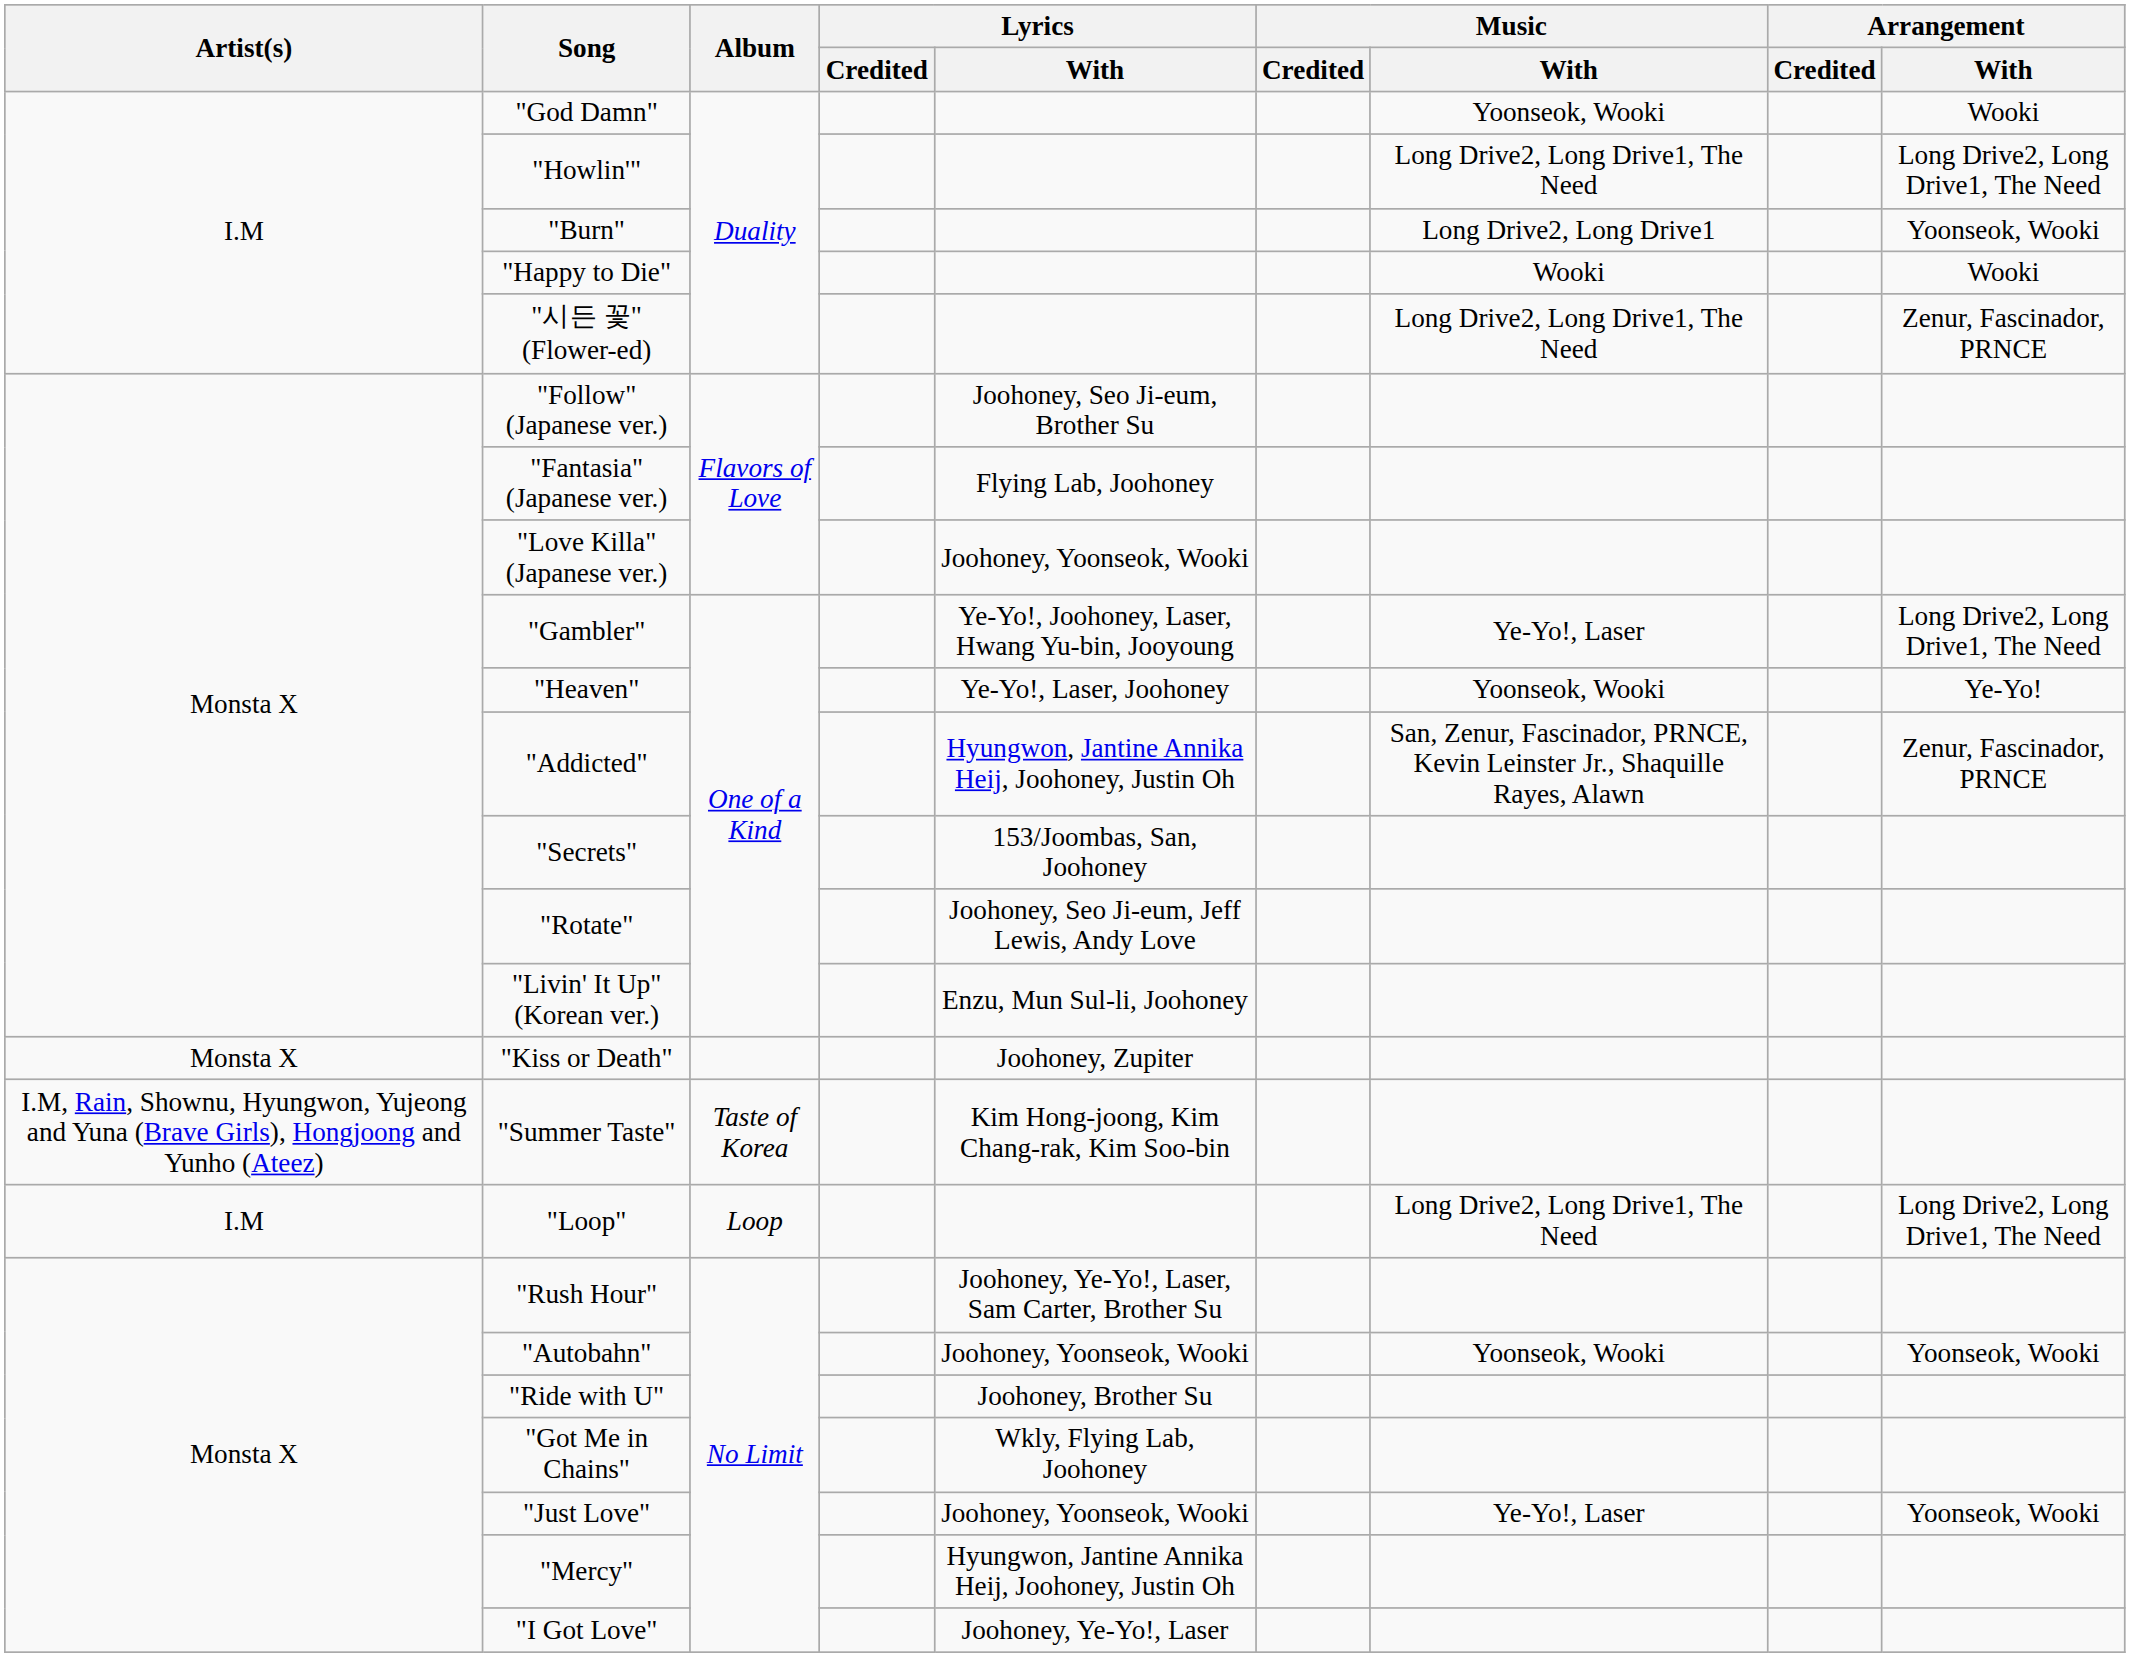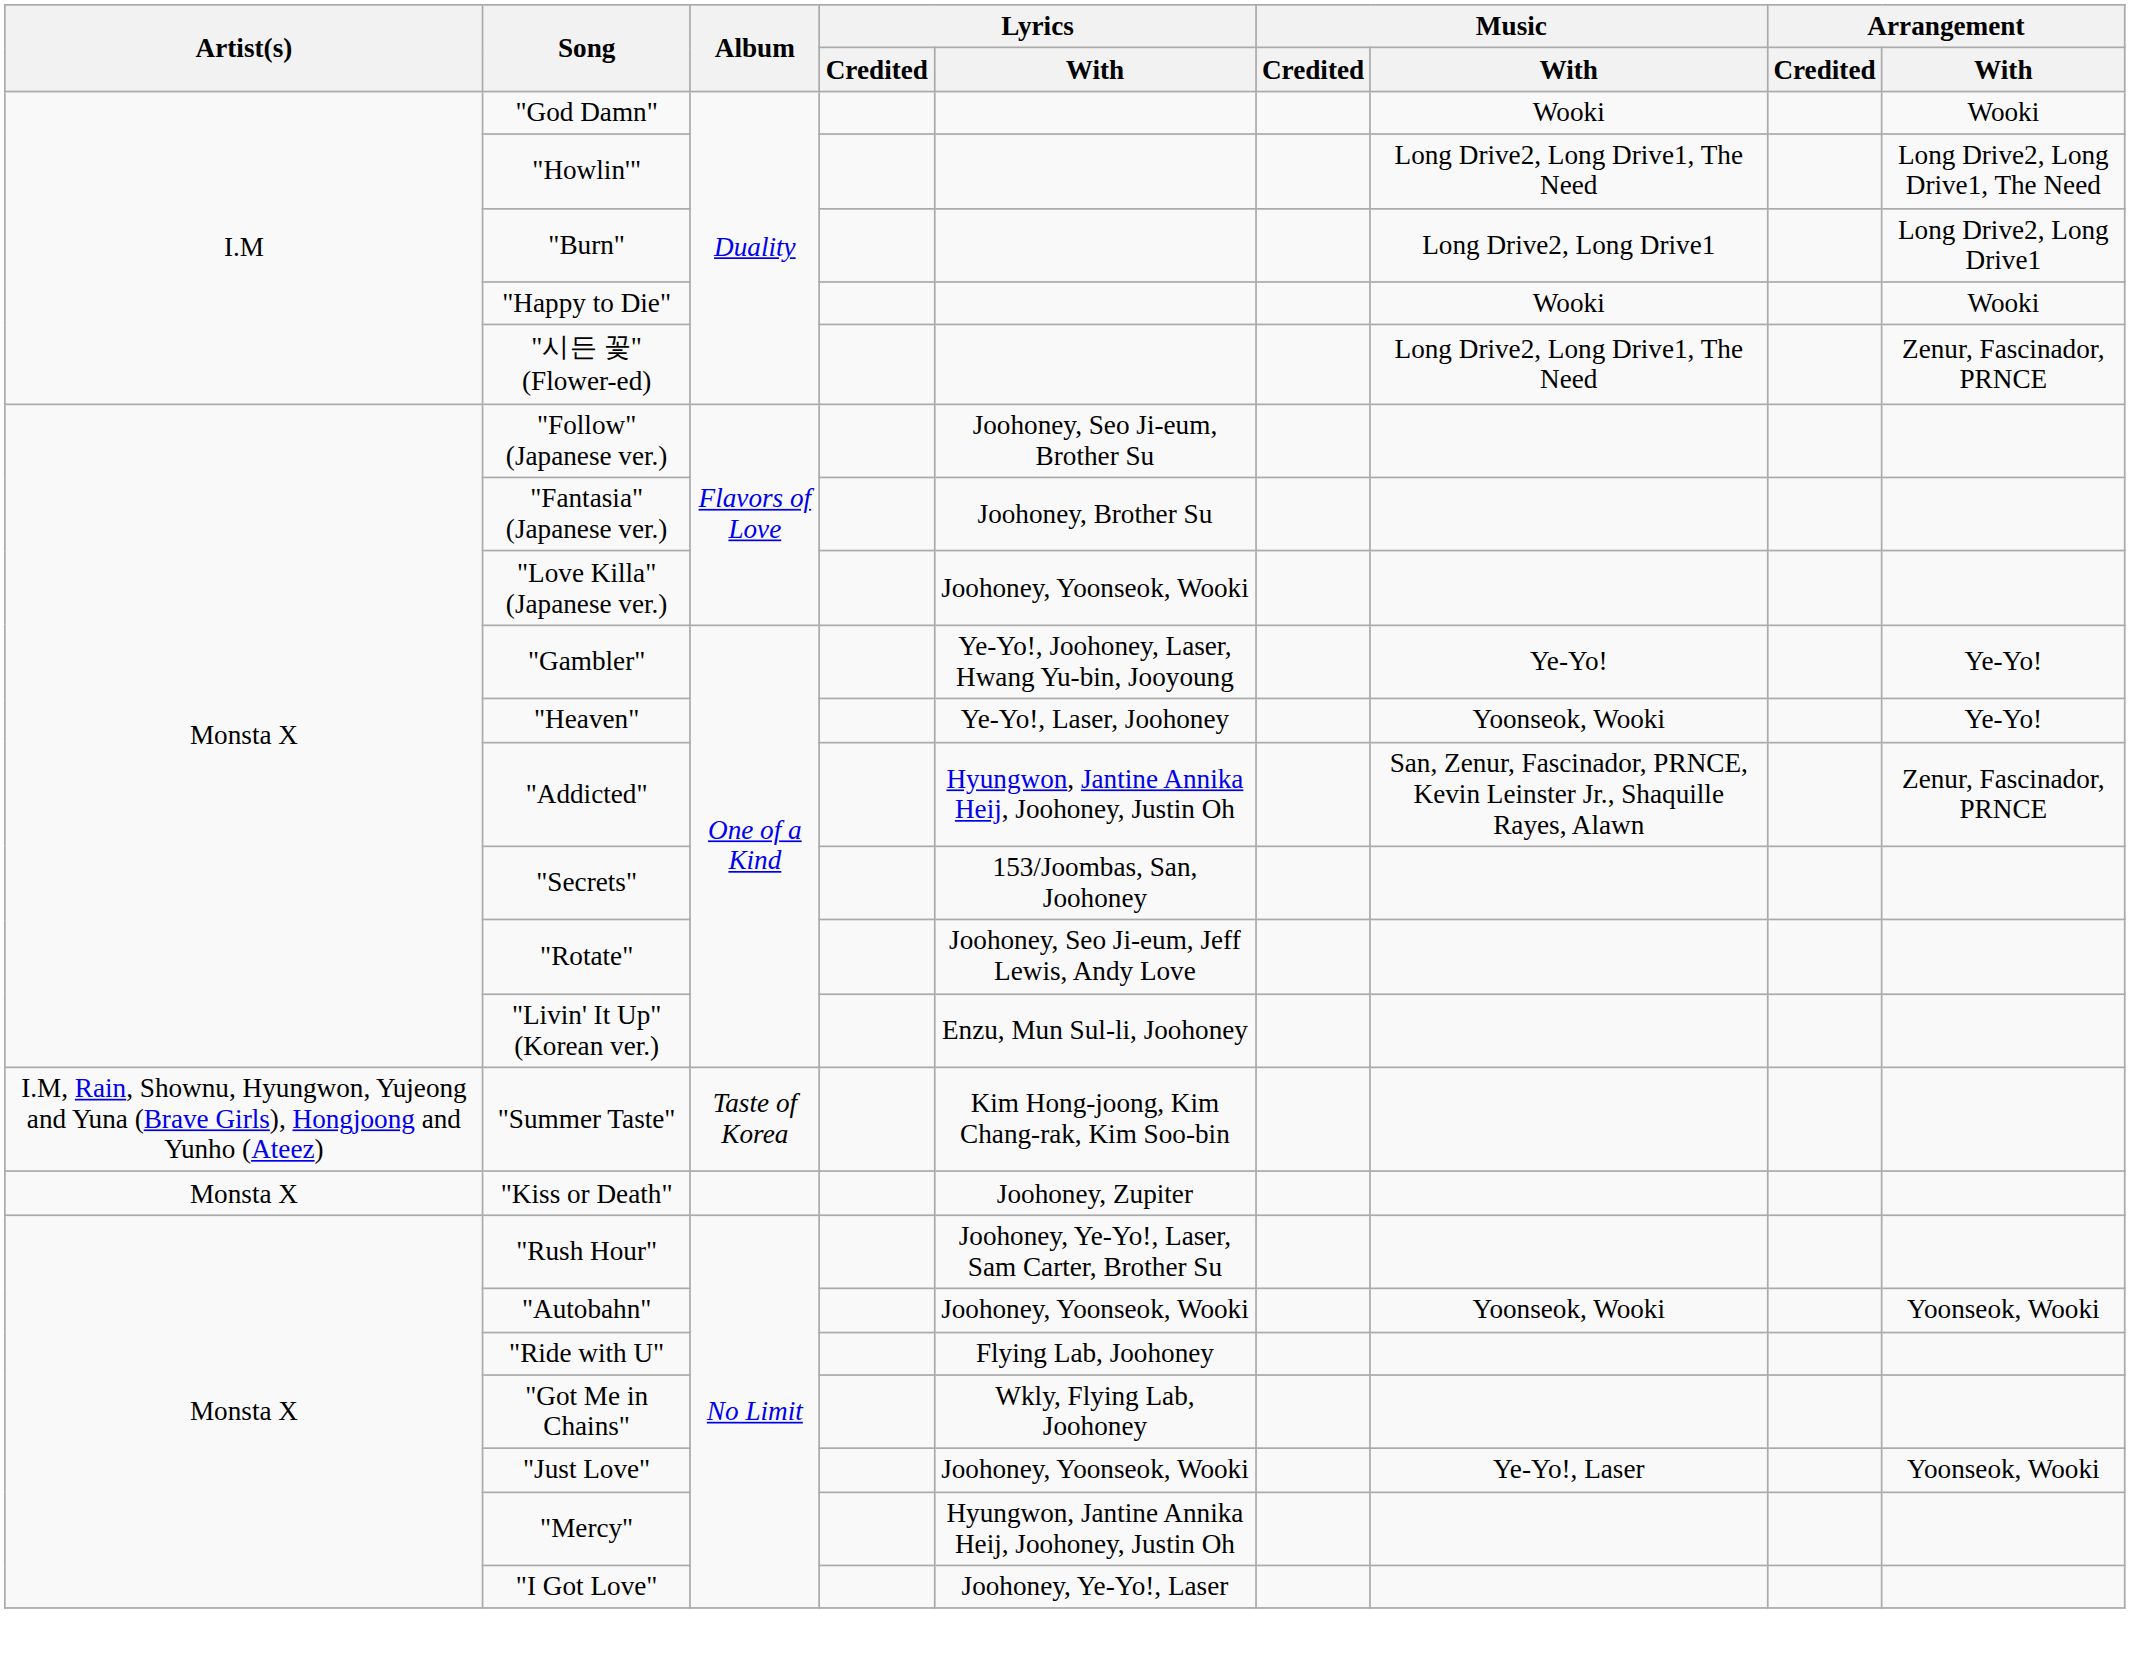(1569, 112) Yoonseok, Wooki -> (1569, 112) Wooki
(2003, 229) Yoonseok, Wooki -> (2003, 244) Long Drive2, Long Drive1
(1095, 483) Flying Lab, Joohoney -> (1095, 513) Joohoney, Brother Su
(1569, 630) Ye-Yo!, Laser -> (1569, 661) Ye-Yo!
(2003, 630) Long Drive2, Long Drive1, The Need -> (2003, 661) Ye-Yo!
rows swapped: (587, 1131) <-> (587, 1057)
- row: (587, 1220)
(1095, 1396) Joohoney, Brother Su -> (1095, 1352) Flying Lab, Joohoney
